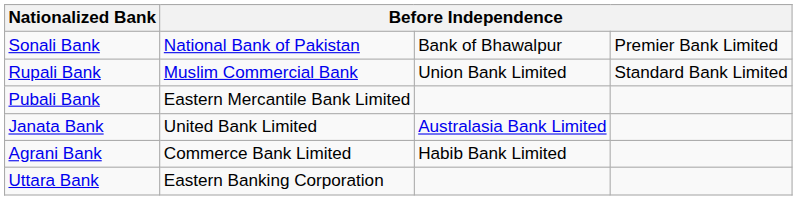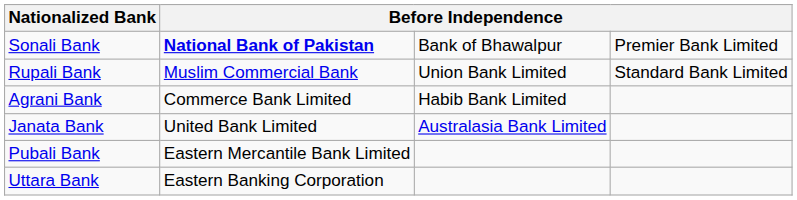(262, 45) normal -> (269, 45) bold
rows swapped: (55, 153) <-> (54, 99)
